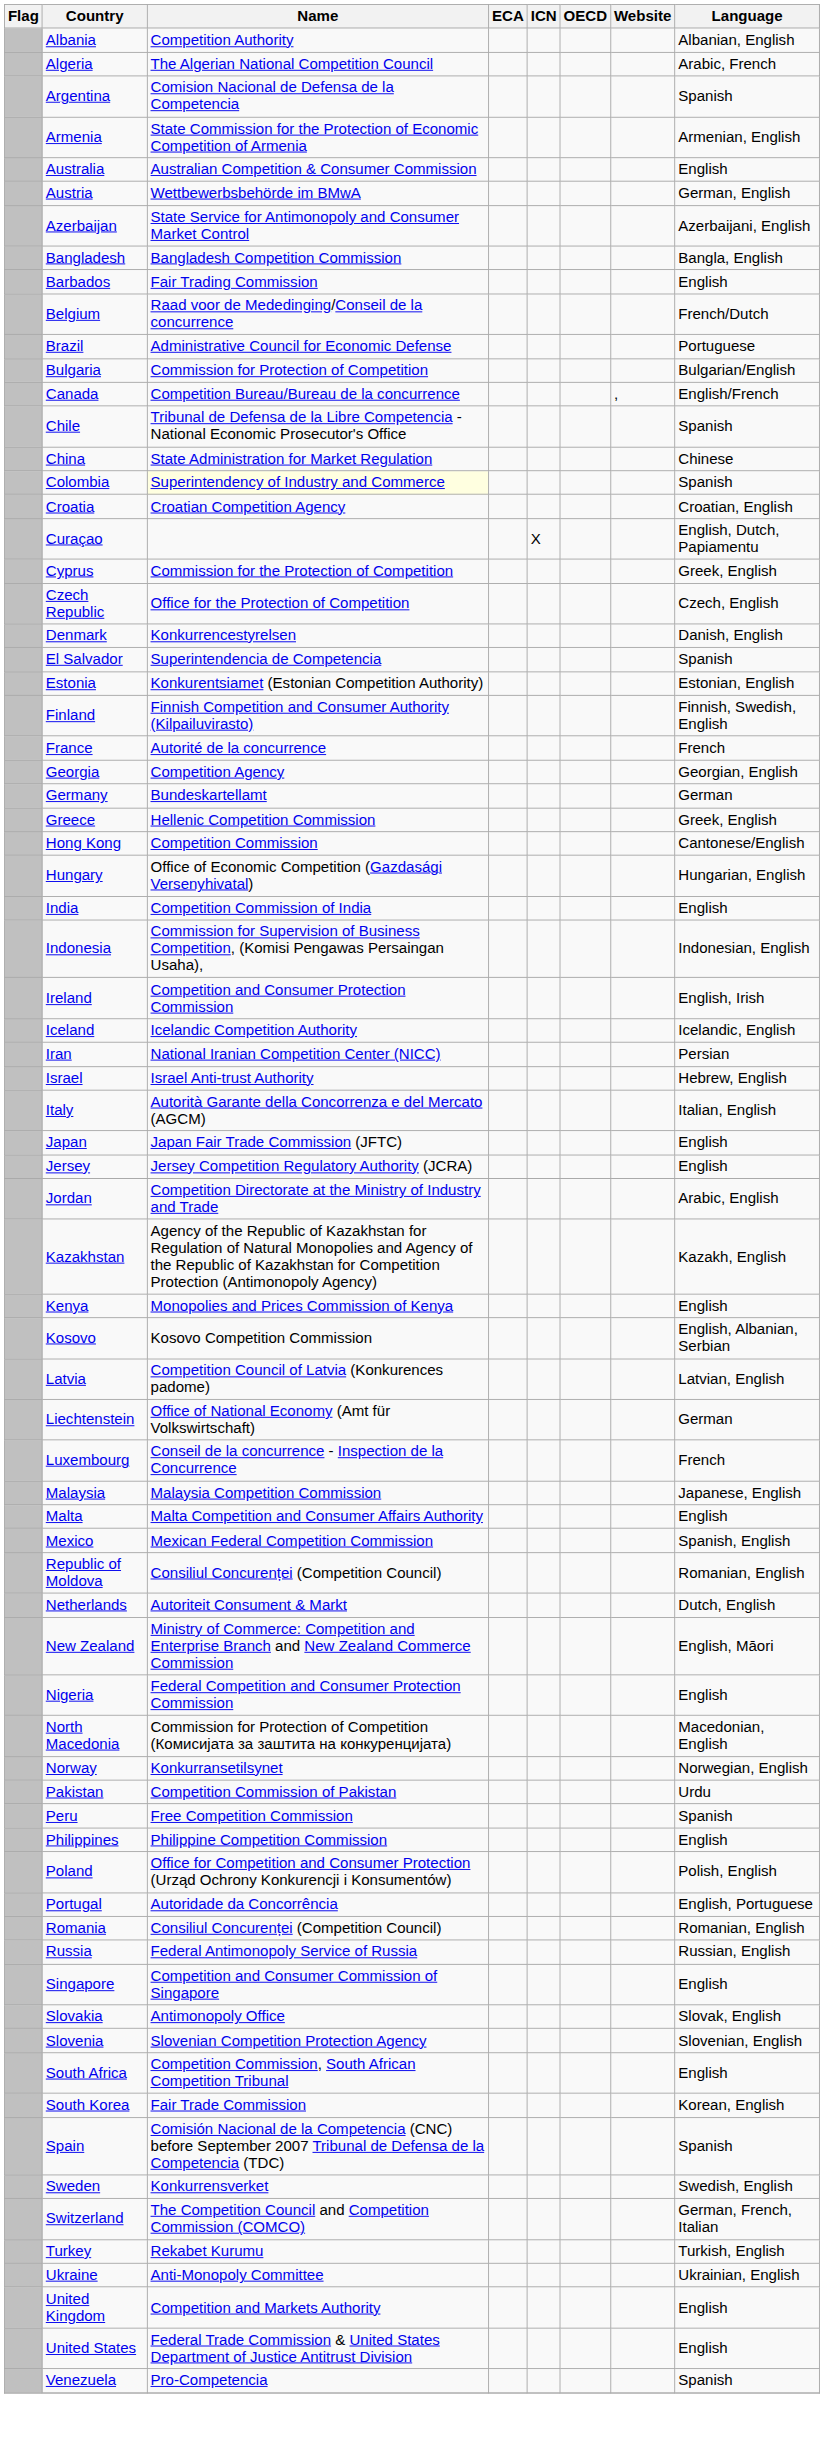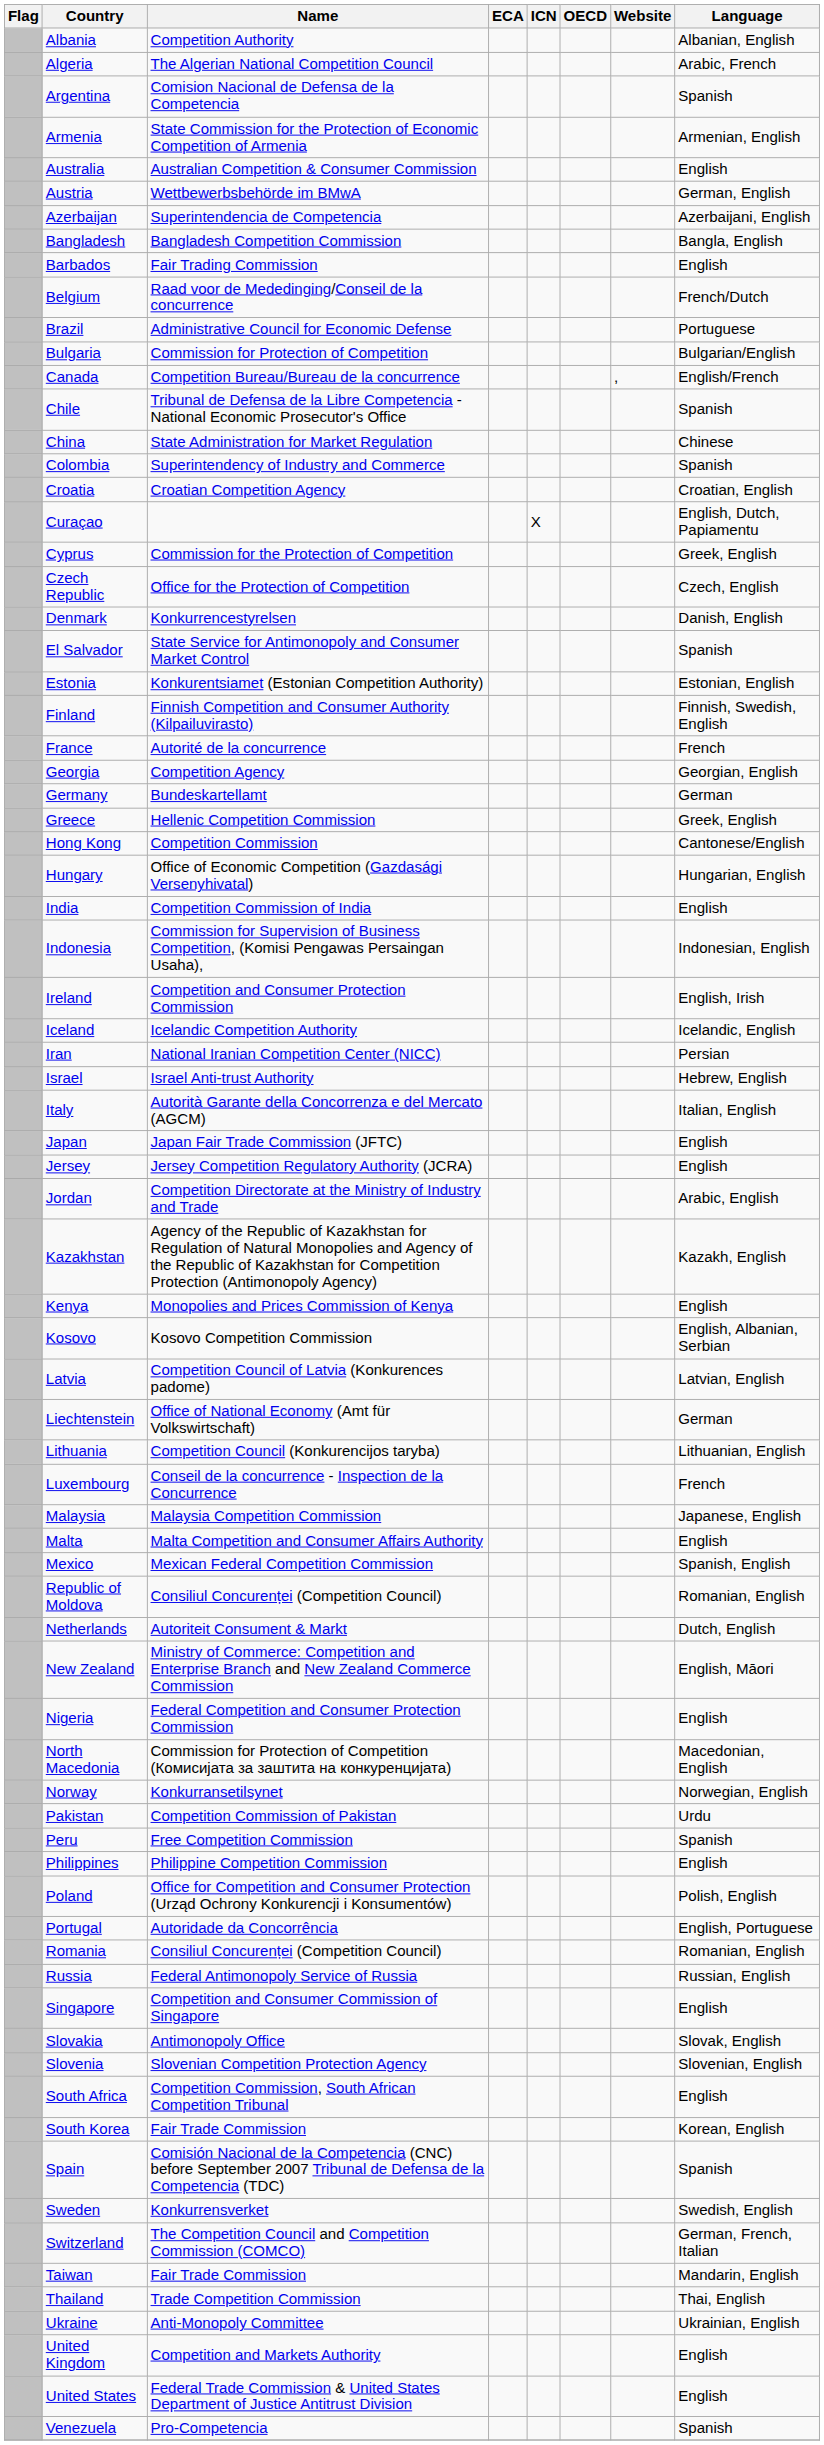(305, 225) State Service for Antimonopoly and Consumer Market Control -> (266, 217) Superintendencia de Competencia
(298, 482) lightyellow background -> (298, 465) no background
(266, 659) Superintendencia de Competencia -> (305, 651) State Service for Antimonopoly and Consumer Market Control
+ row: (76, 1452)
+ row: (69, 2275)
+ row: (75, 2299)
- row: (68, 2251)
